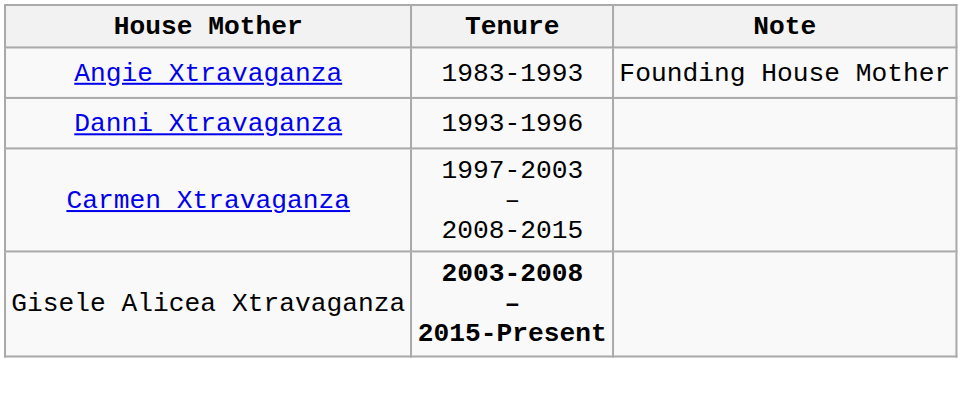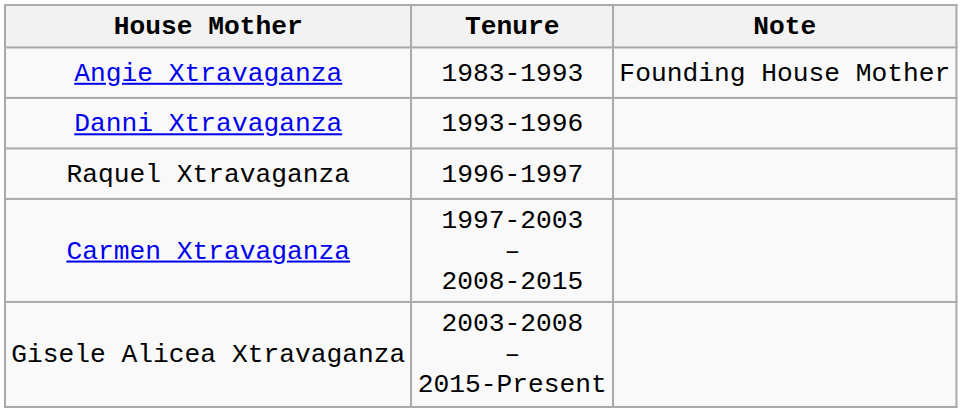+ row: (208, 174)
(512, 304) bold -> (512, 354) normal
